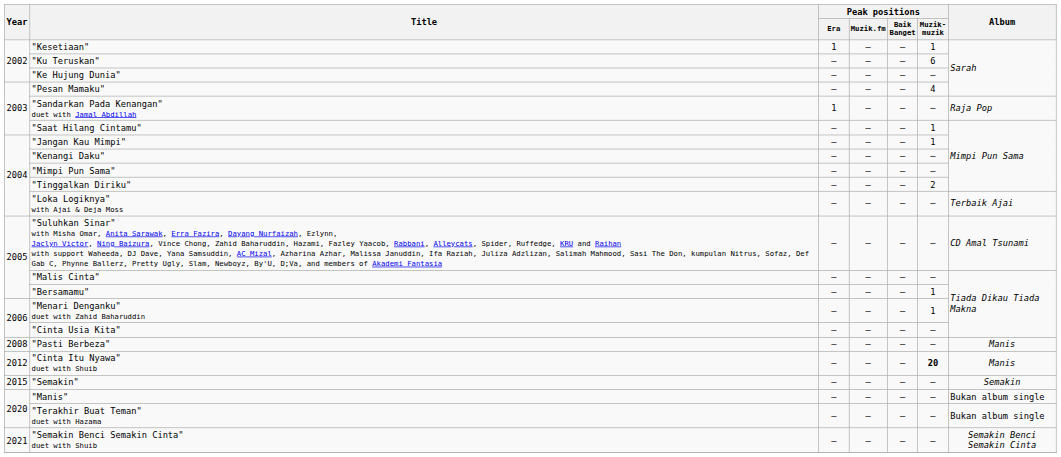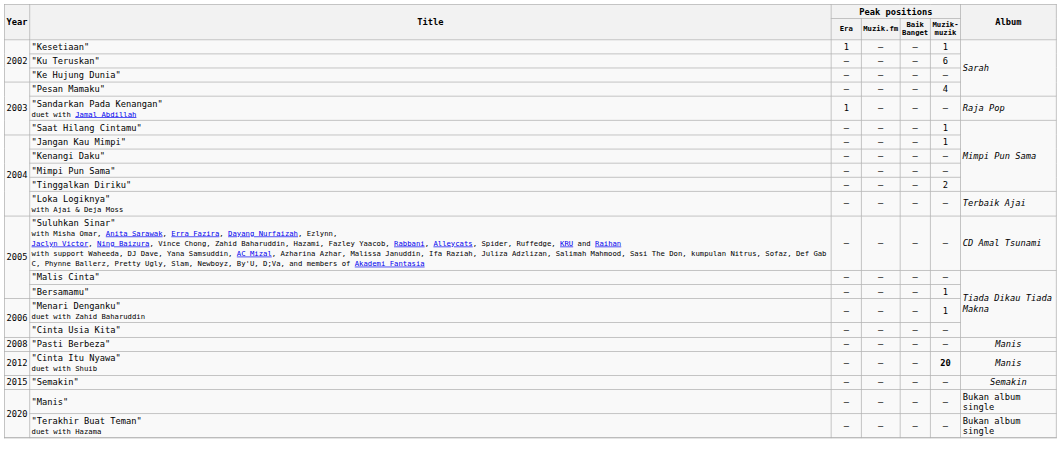- row: (108, 440)
